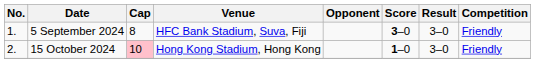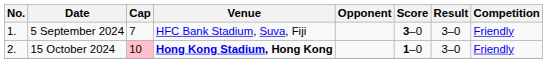(132, 31) 8 -> (132, 31) 7
(238, 49) normal -> (244, 49) bold
